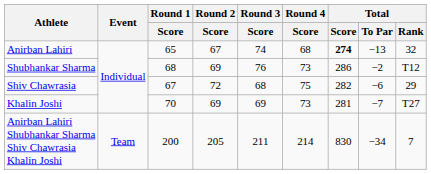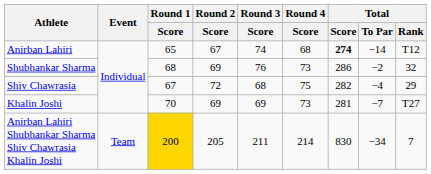(377, 50) −13 -> (377, 50) −14
(411, 50) 32 -> (411, 50) T12
(411, 68) T12 -> (411, 68) 32
(377, 86) −6 -> (377, 86) −4
(170, 141) no background -> (170, 141) gold background
